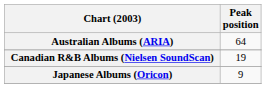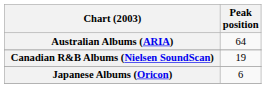(241, 74) 9 -> (241, 74) 6
